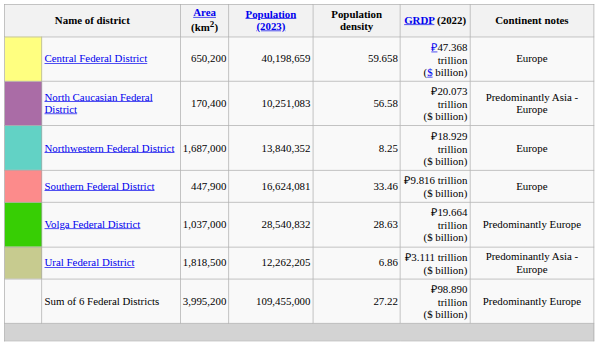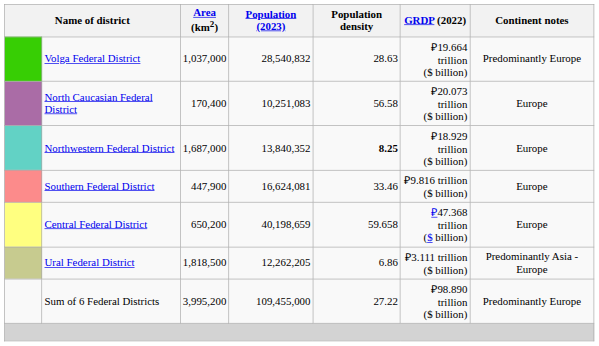rows swapped: (96, 59) <-> (92, 224)
(532, 103) Predominantly Asia - Europe -> (532, 103) Europe
(388, 148) normal -> (388, 148) bold
